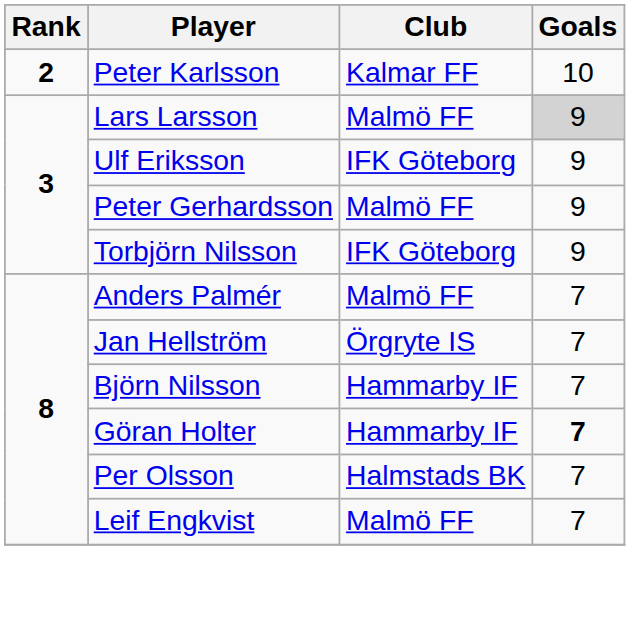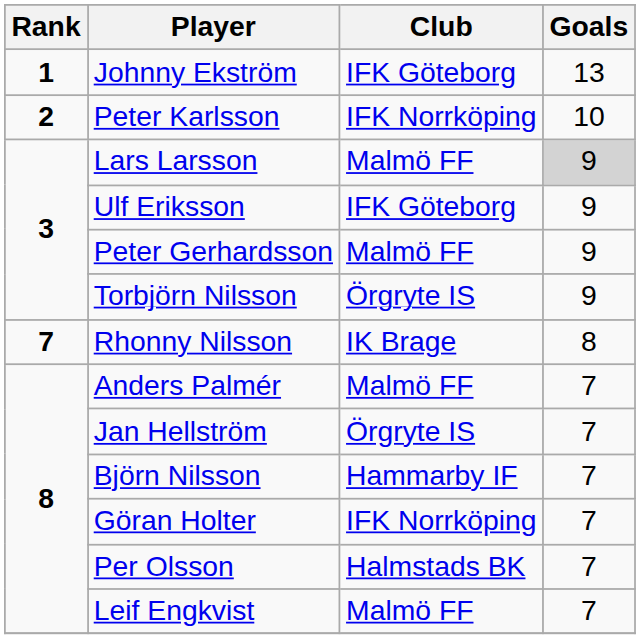+ row: (195, 71)
(412, 71) Kalmar FF -> (441, 116) IFK Norrköping
(431, 251) IFK Göteborg -> (411, 296) Örgryte IS
+ row: (193, 341)
(432, 431) Hammarby IF -> (441, 521) IFK Norrköping
(578, 431) bold -> (589, 521) normal
